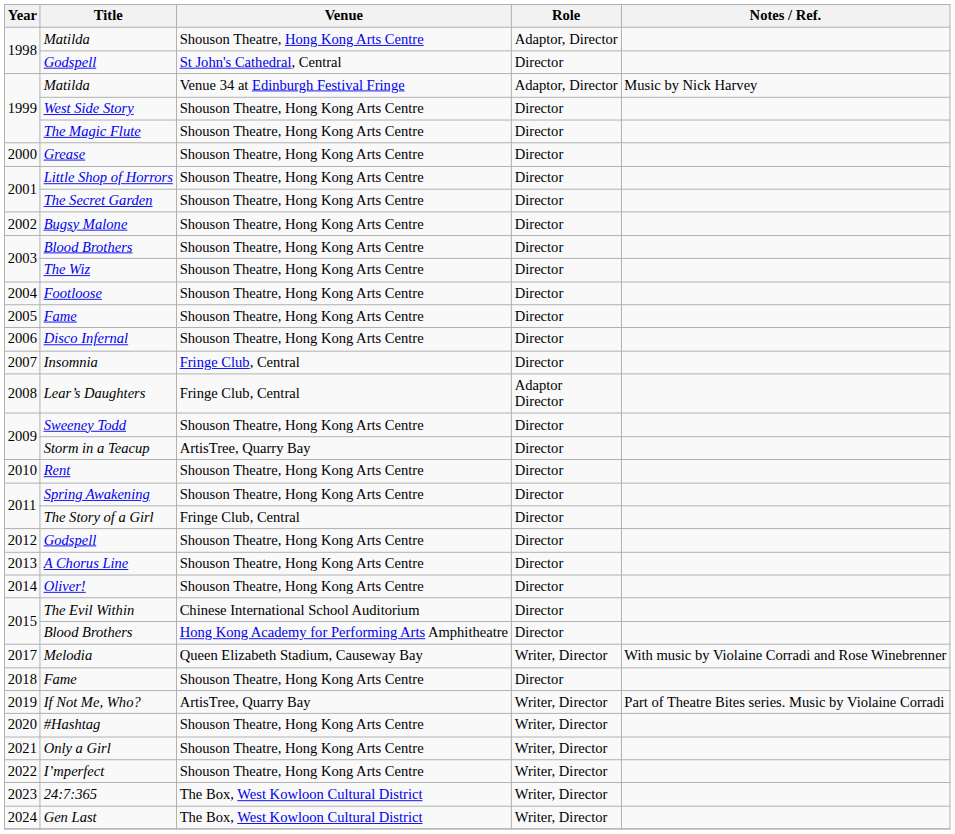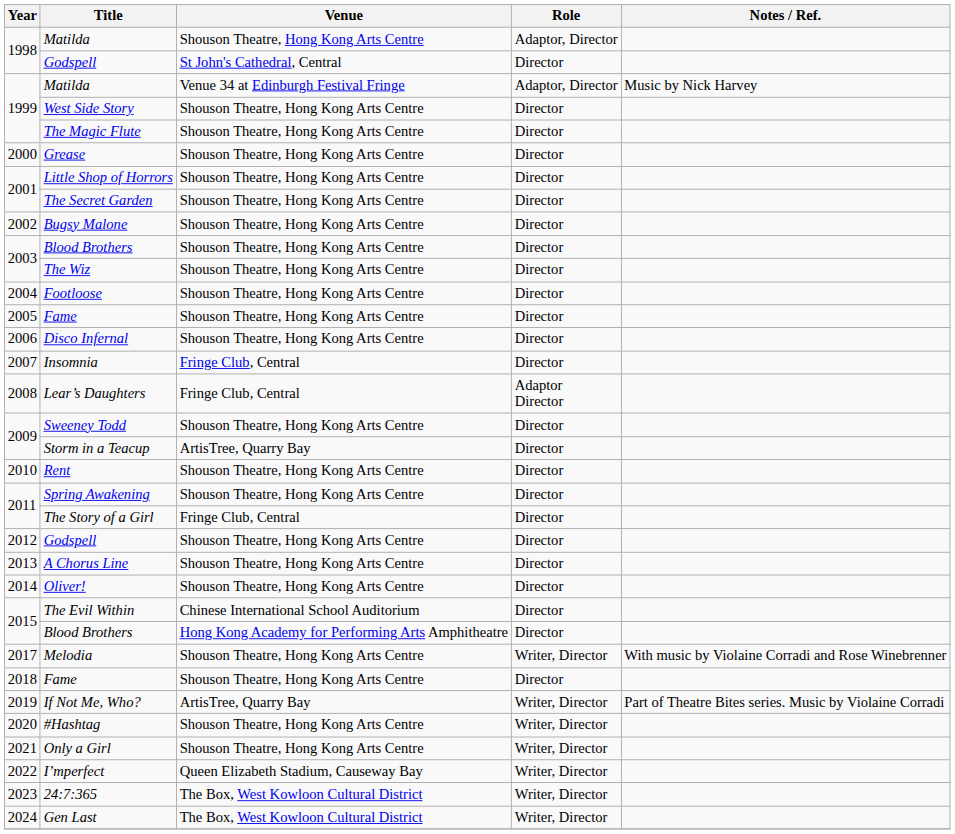(301, 655) Queen Elizabeth Stadium, Causeway Bay -> (302, 655) Shouson Theatre, Hong Kong Arts Centre
(302, 771) Shouson Theatre, Hong Kong Arts Centre -> (301, 771) Queen Elizabeth Stadium, Causeway Bay
